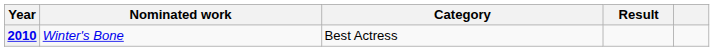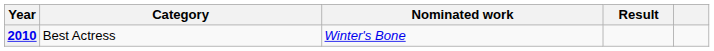columns swapped: (181, 14) <-> (462, 14)
